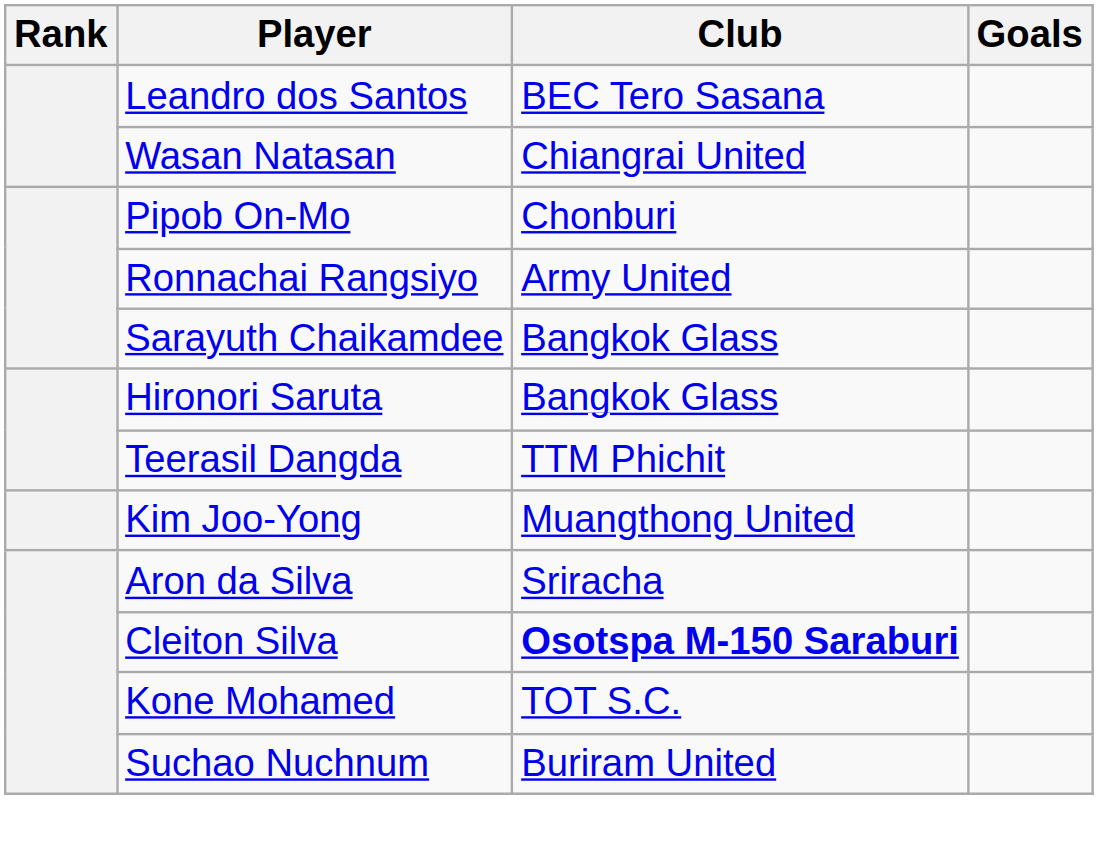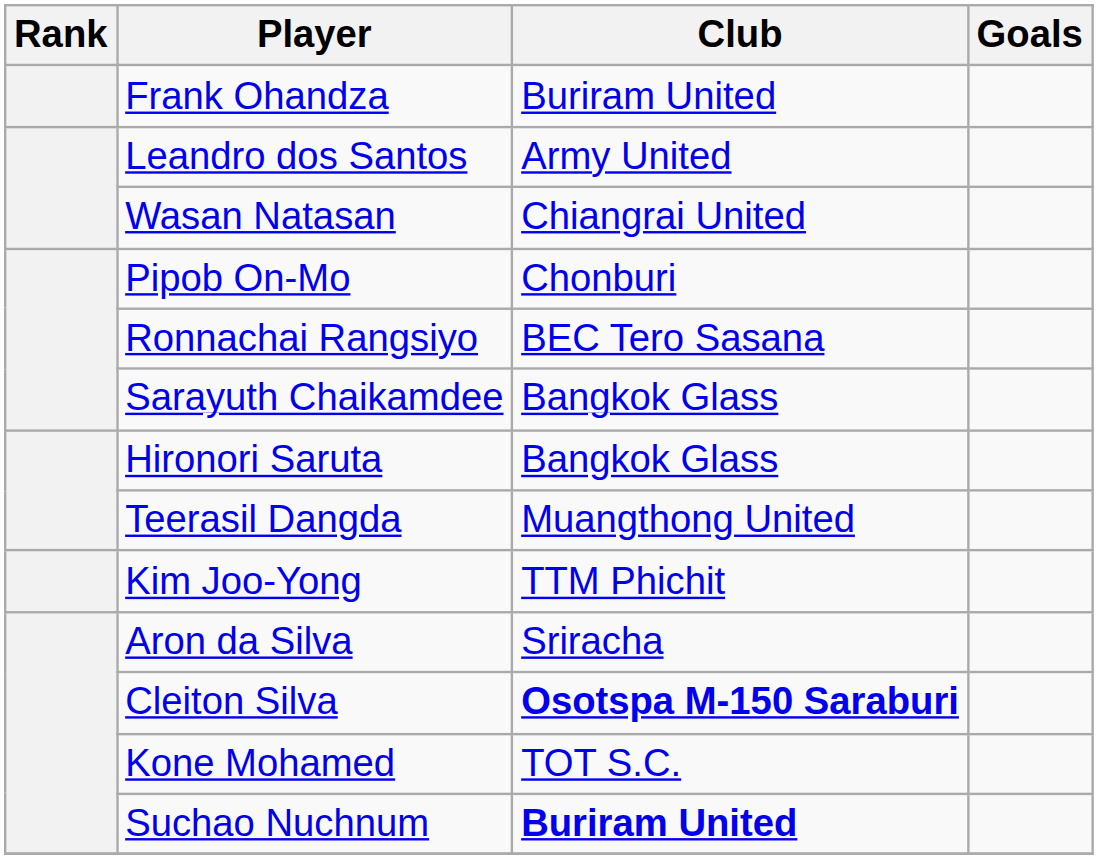+ row: (257, 95)
(673, 95) BEC Tero Sasana -> (626, 156) Army United
(626, 277) Army United -> (673, 338) BEC Tero Sasana
(623, 459) TTM Phichit -> (688, 519) Muangthong United
(688, 519) Muangthong United -> (623, 580) TTM Phichit
(649, 762) normal -> (659, 823) bold
